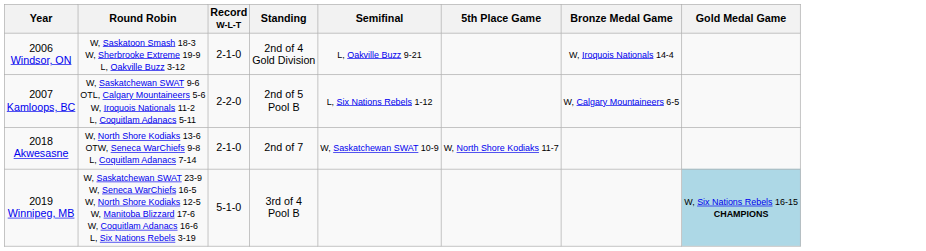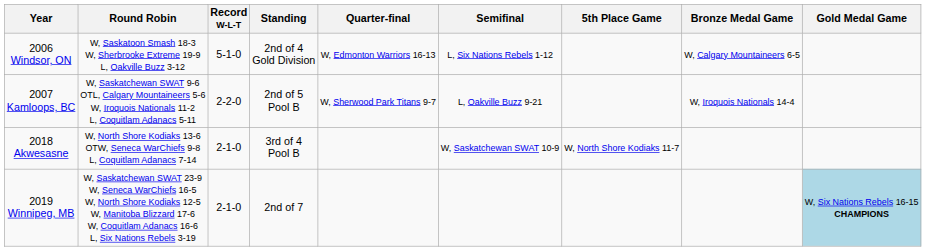+ column: (378, 19)
(229, 54) 2-1-0 -> (229, 54) 5-1-0
(379, 54) L, Oakville Buzz 9-21 -> (500, 54) L, Six Nations Rebels 1-12
(621, 54) W, Iroquois Nationals 14-4 -> (742, 54) W, Calgary Mountaineers 6-5
(379, 101) L, Six Nations Rebels 1-12 -> (500, 101) L, Oakville Buzz 9-21
(621, 101) W, Calgary Mountaineers 6-5 -> (742, 101) W, Iroquois Nationals 14-4
(284, 148) 2nd of 7 -> (284, 148) 3rd of 4 Pool B
(229, 207) 5-1-0 -> (229, 207) 2-1-0
(284, 207) 3rd of 4 Pool B -> (284, 207) 2nd of 7
